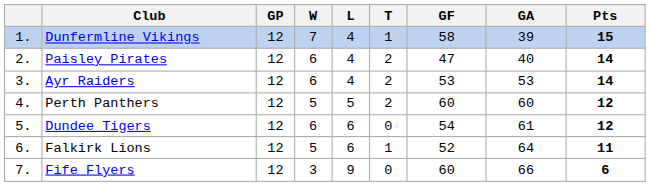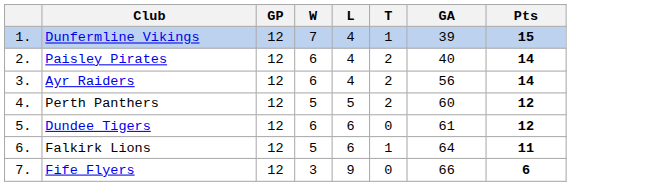- column: (447, 16)
(526, 82) 53 -> (447, 82) 56
